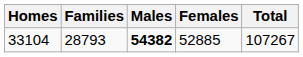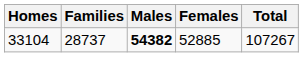(85, 39) 28793 -> (85, 39) 28737
